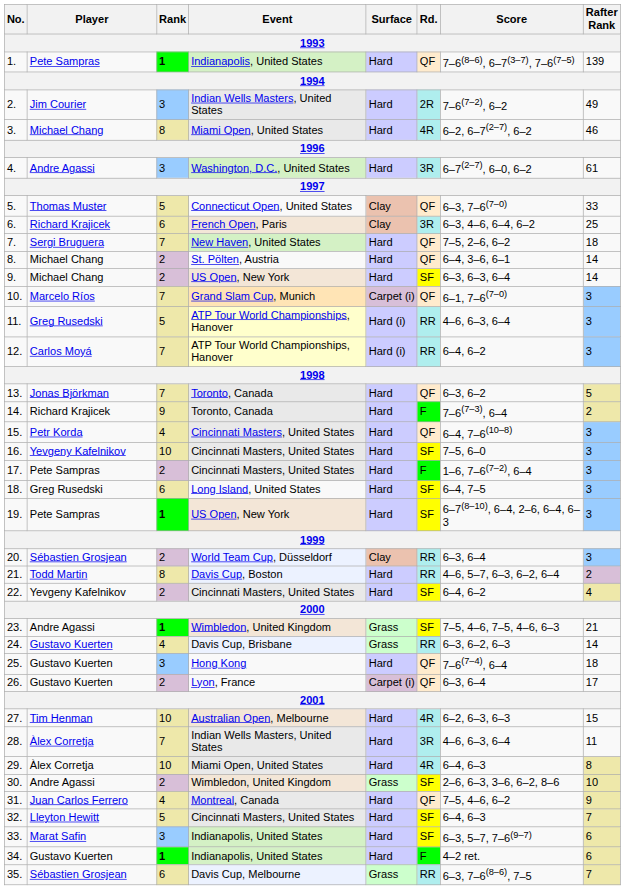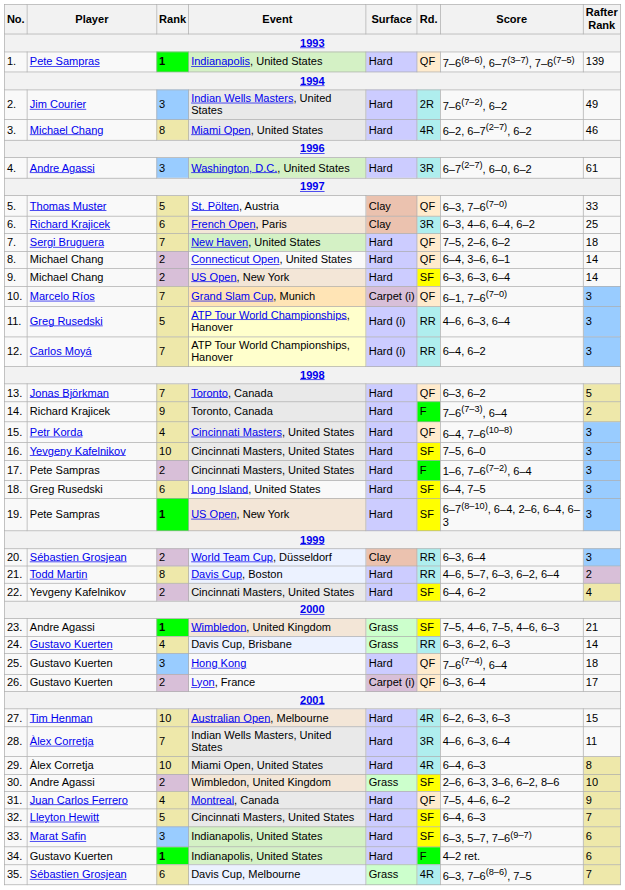(272, 206) Connecticut Open, United States -> (235, 206) St. Pölten, Austria
(235, 260) St. Pölten, Austria -> (272, 260) Connecticut Open, United States
(428, 874) RR -> (427, 874) 4R
